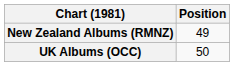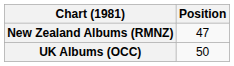(203, 33) 49 -> (203, 33) 47
